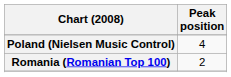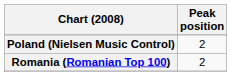(202, 44) 4 -> (202, 44) 2
